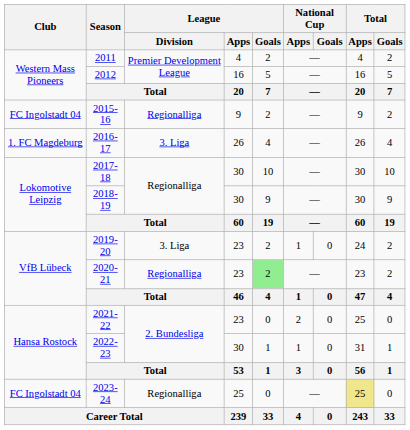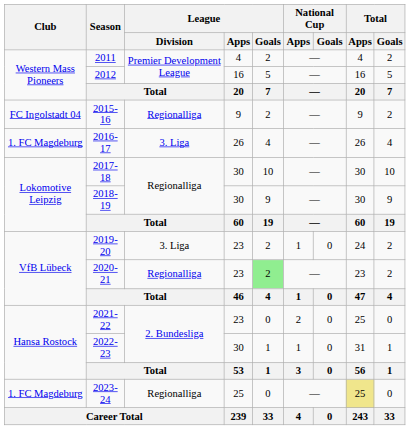(45, 393) FC Ingolstadt 04 -> (45, 393) 1. FC Magdeburg
